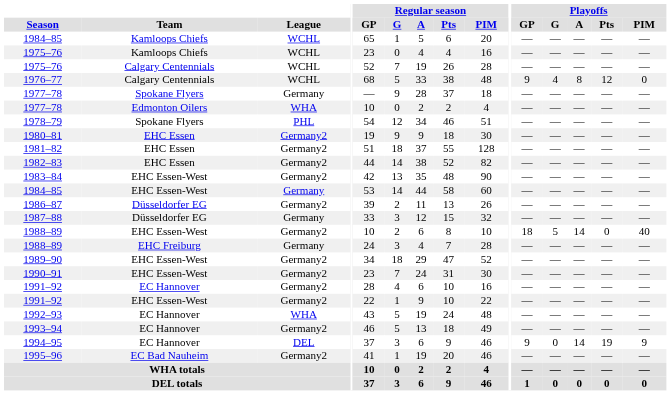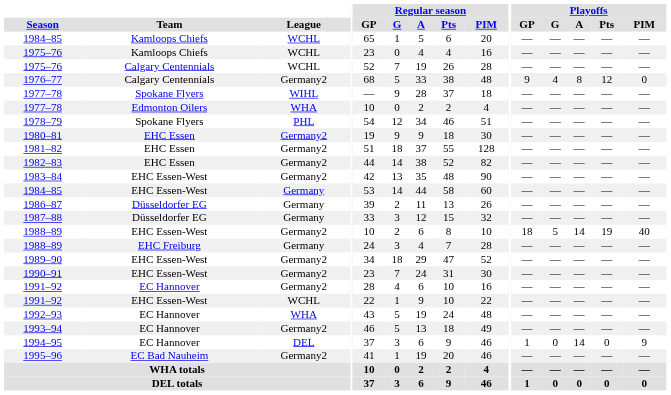(304, 80) WCHL -> (304, 80) Germany2
(304, 93) Germany -> (304, 93) WIHL
(304, 204) Germany2 -> (304, 204) Germany
(607, 231) 0 -> (607, 231) 19
(304, 300) Germany2 -> (304, 300) WCHL
(527, 342) 9 -> (527, 342) 1
(607, 342) 19 -> (607, 342) 0
